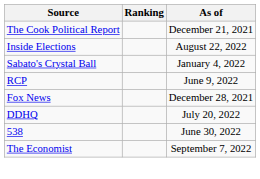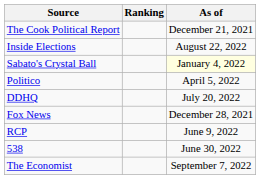(211, 64) no background -> (211, 64) lightyellow background
+ row: (23, 81)
rows swapped: (17, 81) <-> (22, 115)
